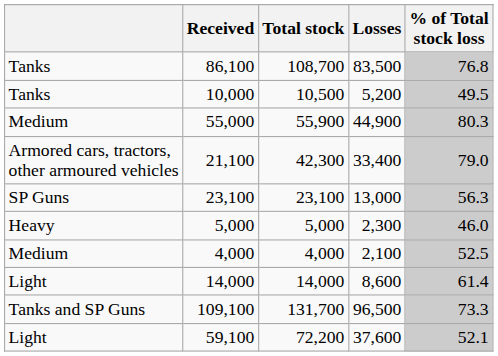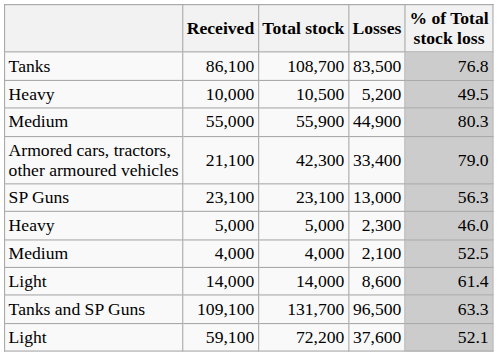(29, 94) Tanks -> (32, 94) Heavy
(473, 309) 73.3 -> (473, 309) 63.3
